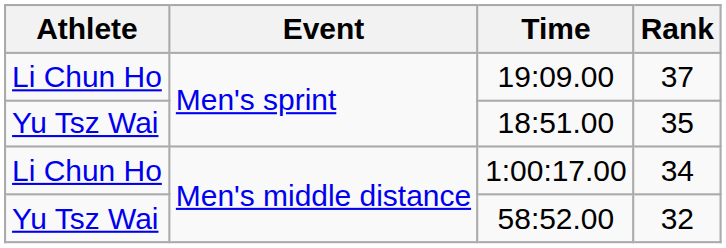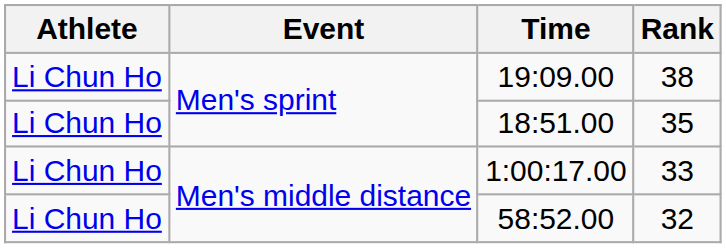(677, 76) 37 -> (677, 76) 38
(85, 124) Yu Tsz Wai -> (87, 124) Li Chun Ho
(677, 171) 34 -> (677, 171) 33
(85, 218) Yu Tsz Wai -> (87, 218) Li Chun Ho
